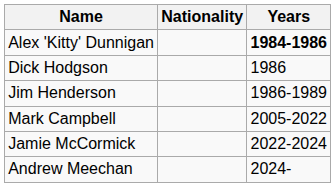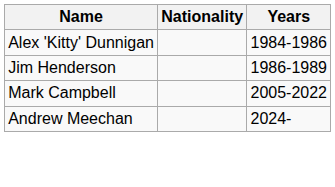(289, 42) bold -> (289, 42) normal
- row: (58, 67)
- row: (72, 144)
